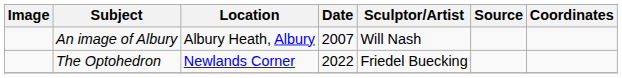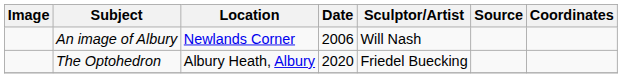(249, 38) Albury Heath, Albury -> (239, 38) Newlands Corner
(338, 38) 2007 -> (338, 38) 2006
(239, 61) Newlands Corner -> (249, 61) Albury Heath, Albury
(338, 61) 2022 -> (338, 61) 2020
